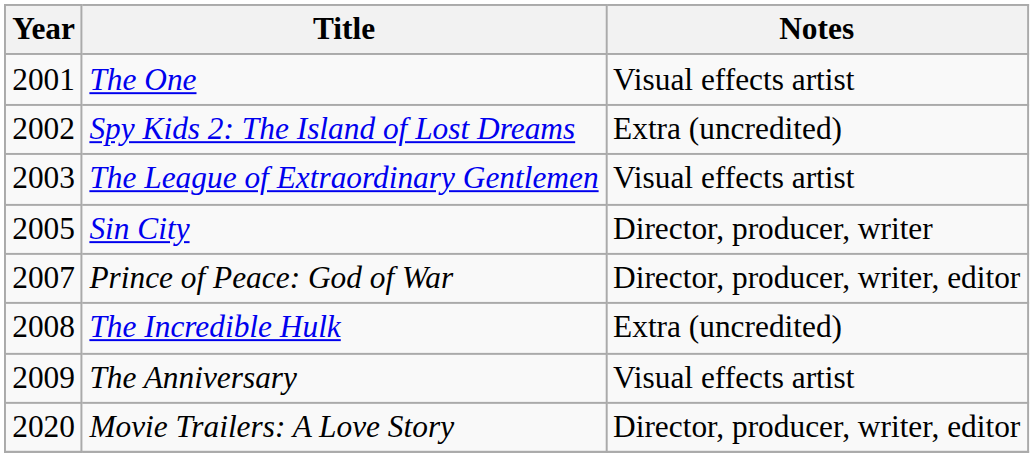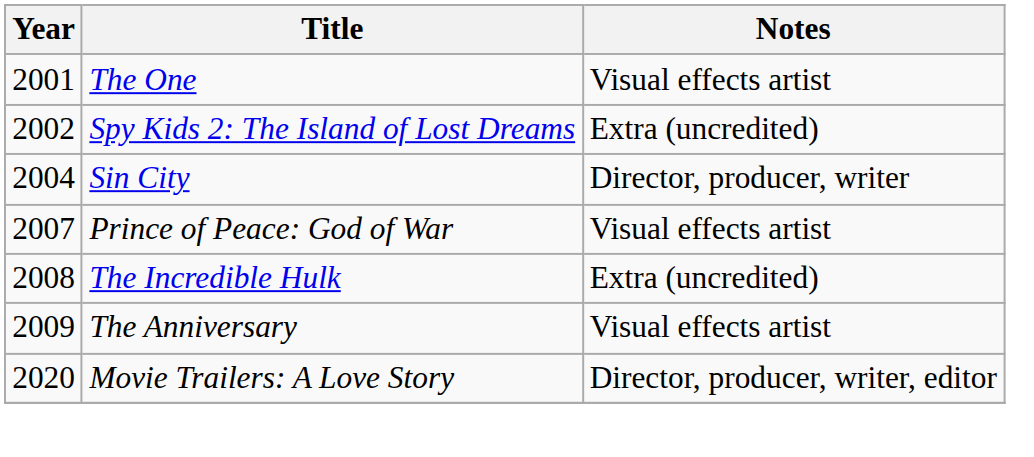- row: (344, 178)
(44, 228) 2005 -> (44, 178) 2004
(817, 278) Director, producer, writer, editor -> (710, 228) Visual effects artist
